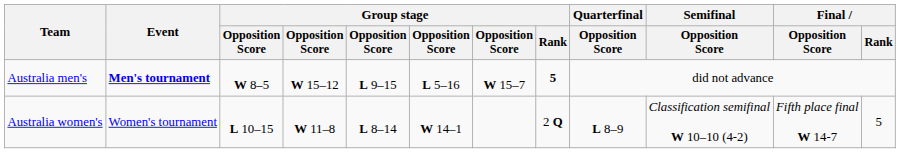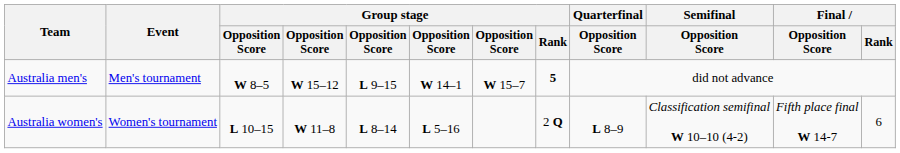(159, 78) bold -> (155, 78) normal
(441, 85) L 5–16 -> (441, 85) W 14–1
(441, 129) W 14–1 -> (441, 129) L 5–16
(879, 122) 5 -> (879, 122) 6
